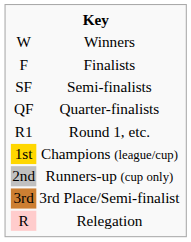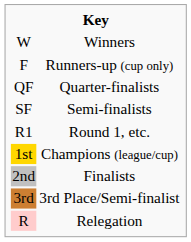(109, 64) Finalists -> (109, 64) Runners-up (cup only)
rows swapped: (24, 87) <-> (24, 109)
(109, 176) Runners-up (cup only) -> (109, 176) Finalists
